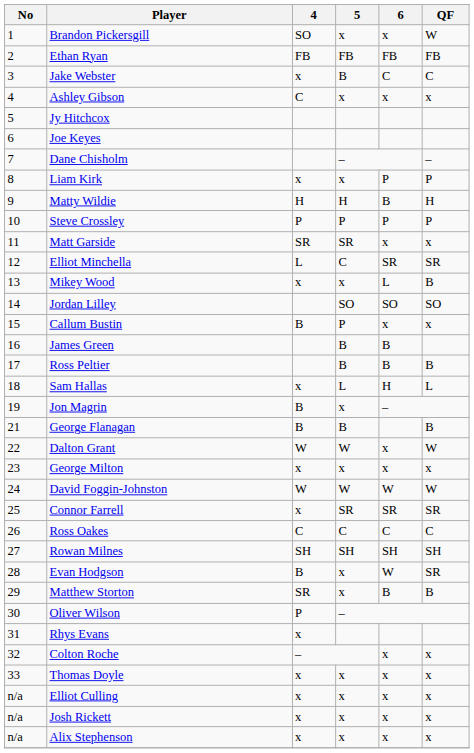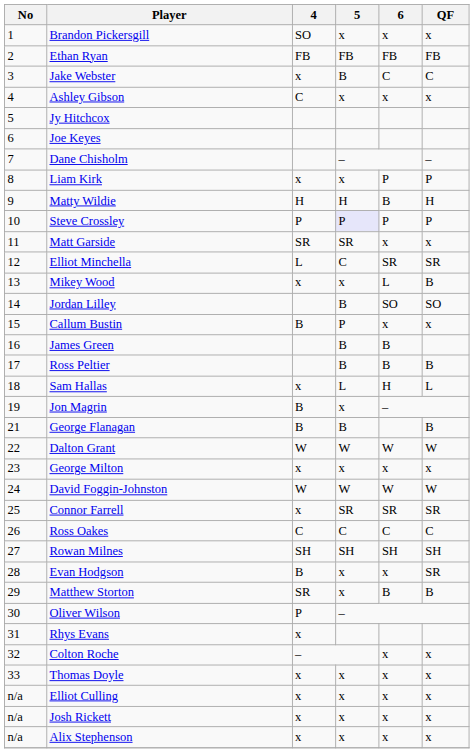(431, 35) W -> (429, 35) x
(342, 220) no background -> (342, 220) lavender background
(346, 303) SO -> (343, 303) B
(385, 447) x -> (388, 447) W
(388, 571) W -> (385, 571) x
